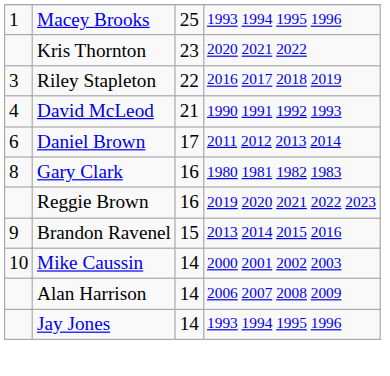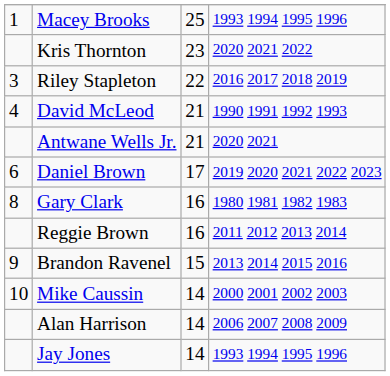+ row: (107, 141)
(274, 141) 2011 2012 2013 2014 -> (297, 171) 2019 2020 2021 2022 2023
(292, 202) 2019 2020 2021 2022 2023 -> (280, 232) 2011 2012 2013 2014
